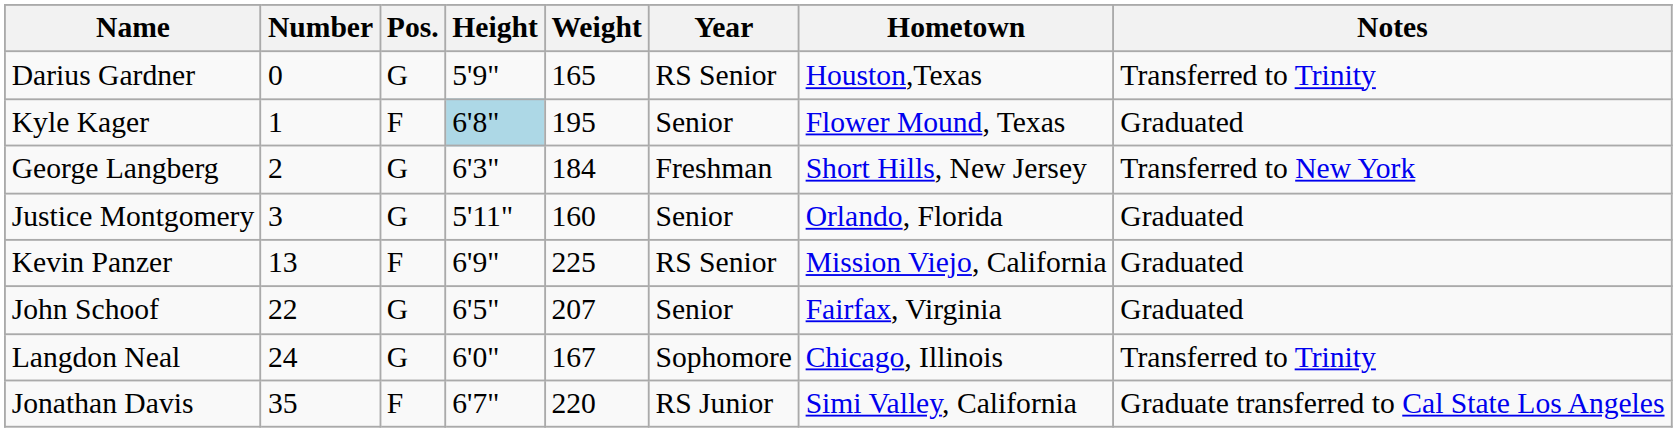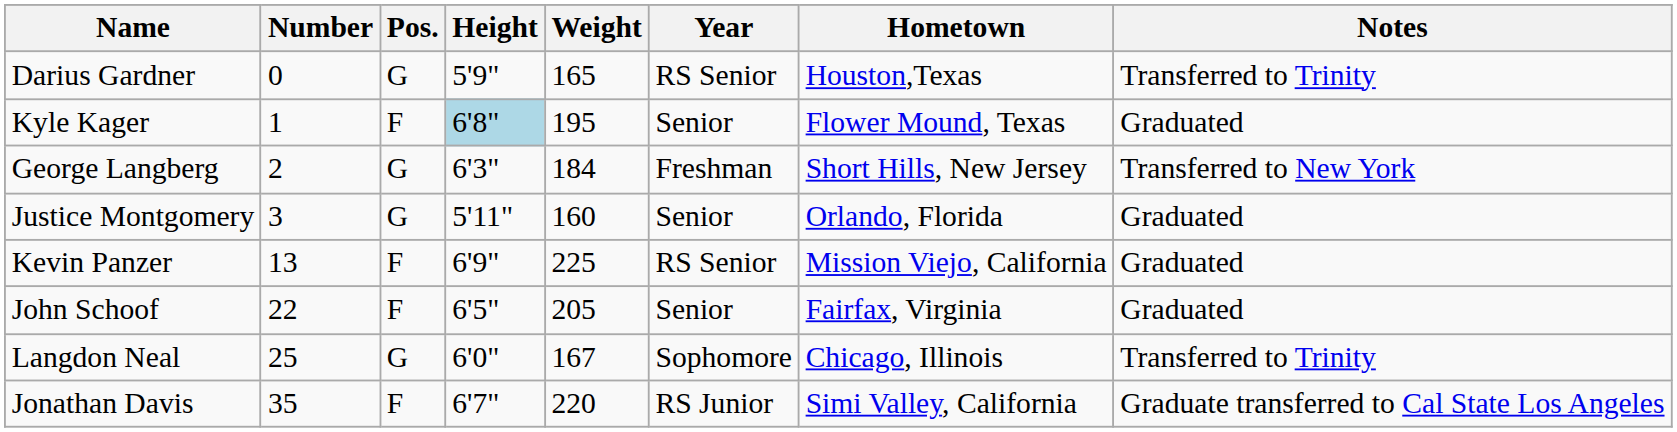(398, 309) G -> (395, 309) F
(574, 309) 207 -> (574, 309) 205
(283, 356) 24 -> (283, 356) 25
